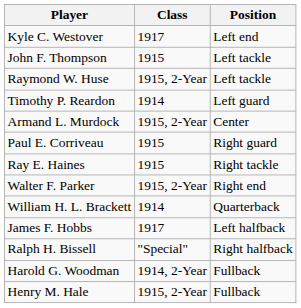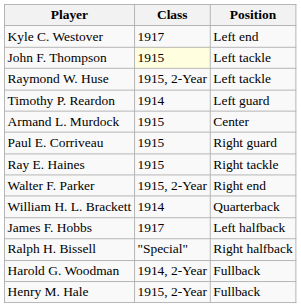(151, 57) no background -> (151, 57) lightyellow background
(172, 121) 1915, 2-Year -> (151, 121) 1915
